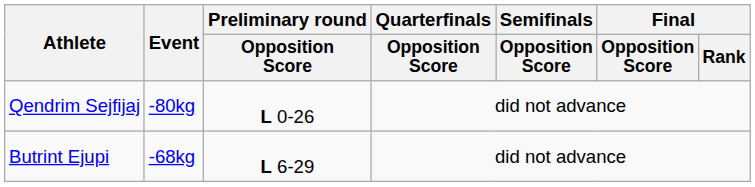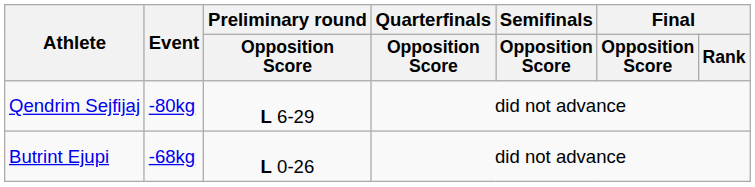(287, 117) L 0-26 -> (287, 117) L 6-29
(287, 167) L 6-29 -> (287, 167) L 0-26
